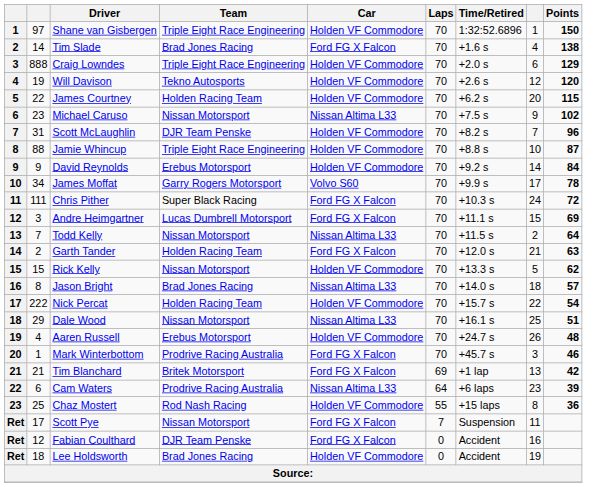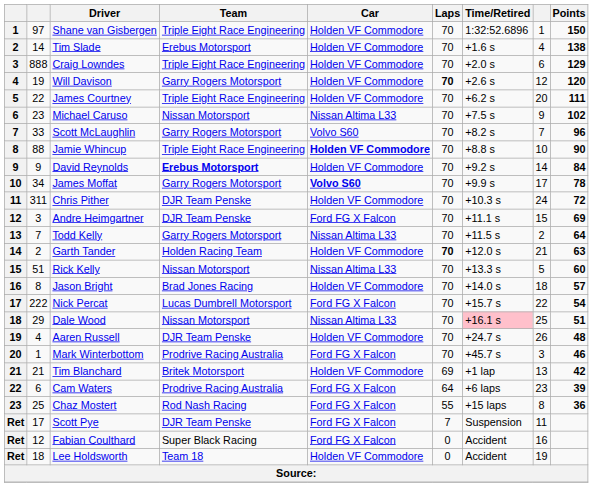(208, 47) Brad Jones Racing -> (206, 47) Erebus Motorsport
(353, 47) Ford FG X Falcon -> (367, 47) Holden VF Commodore
(203, 82) Tekno Autosports -> (222, 82) Garry Rogers Motorsport
(441, 82) normal -> (448, 82) bold
(212, 99) Holden Racing Team -> (233, 99) Triple Eight Race Engineering
(570, 99) 115 -> (577, 99) 111
(38, 133) 31 -> (38, 133) 33
(207, 133) DJR Team Penske -> (222, 133) Garry Rogers Motorsport
(367, 133) Holden VF Commodore -> (334, 133) Volvo S60
(367, 150) normal -> (370, 150) bold
(573, 150) 87 -> (580, 150) 90
(206, 167) normal -> (210, 167) bold
(334, 184) normal -> (335, 184) bold
(38, 201) 111 -> (38, 201) 311
(209, 201) Super Black Racing -> (207, 201) DJR Team Penske
(353, 201) Ford FG X Falcon -> (367, 201) Holden VF Commodore
(227, 218) Lucas Dumbrell Motorsport -> (207, 218) DJR Team Penske
(206, 235) Nissan Motorsport -> (222, 235) Garry Rogers Motorsport
(353, 252) Ford FG X Falcon -> (367, 252) Holden VF Commodore
(441, 252) normal -> (448, 252) bold
(38, 269) 15 -> (38, 269) 51
(367, 269) Holden VF Commodore -> (353, 269) Nissan Altima L33
(573, 269) 62 -> (580, 269) 60
(353, 286) Nissan Altima L33 -> (367, 286) Holden VF Commodore
(212, 303) Holden Racing Team -> (227, 303) Lucas Dumbrell Motorsport
(367, 303) Holden VF Commodore -> (353, 303) Ford FG X Falcon
(477, 320) no background -> (483, 320) pink background
(206, 337) Erebus Motorsport -> (207, 337) DJR Team Penske
(353, 372) Ford FG X Falcon -> (367, 372) Holden VF Commodore
(353, 389) Nissan Altima L33 -> (353, 389) Ford FG X Falcon
(367, 406) Holden VF Commodore -> (353, 406) Ford FG X Falcon
(206, 423) Nissan Motorsport -> (207, 423) DJR Team Penske
(207, 440) DJR Team Penske -> (209, 440) Super Black Racing
(208, 457) Brad Jones Racing -> (183, 457) Team 18
